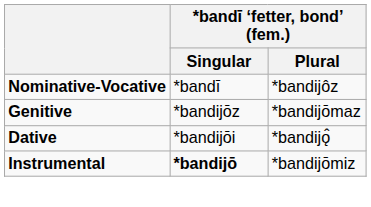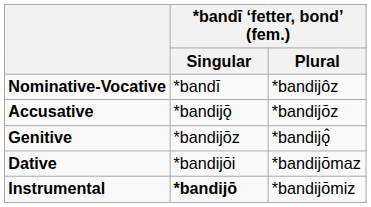+ row: (51, 112)
(316, 112) *bandijōmaz -> (301, 138) *bandijǫ̂
(301, 138) *bandijǫ̂ -> (316, 163) *bandijōmaz
